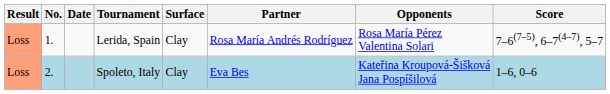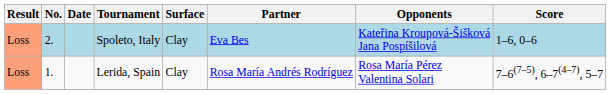rows swapped: (128, 39) <-> (128, 72)
